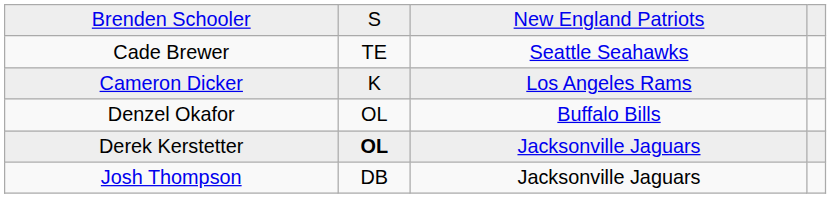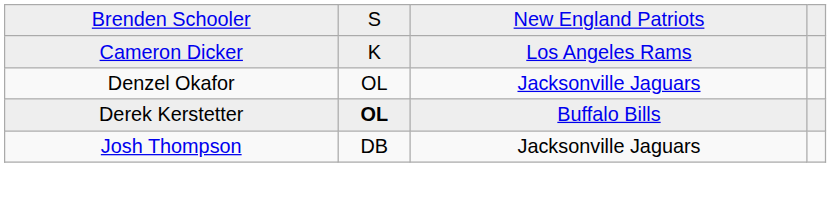- row: (171, 51)
(609, 114) Buffalo Bills -> (609, 83) Jacksonville Jaguars
(609, 146) Jacksonville Jaguars -> (609, 114) Buffalo Bills
